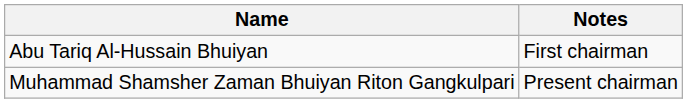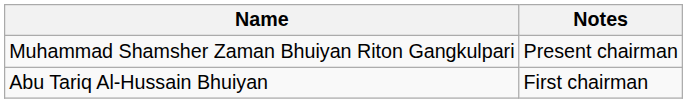rows swapped: (139, 51) <-> (262, 82)
